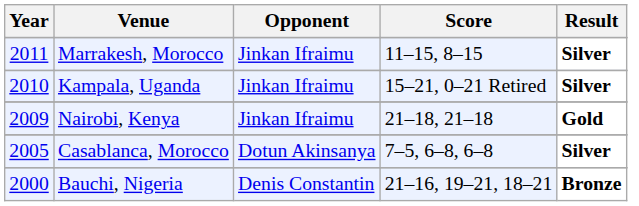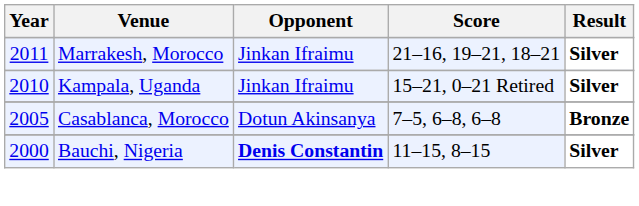(434, 53) 11–15, 8–15 -> (476, 53) 21–16, 19–21, 18–21
- row: (119, 118)
(586, 151) Silver -> (599, 118) Bronze
(306, 183) normal -> (311, 151) bold
(469, 183) 21–16, 19–21, 18–21 -> (441, 151) 11–15, 8–15
(592, 183) Bronze -> (594, 151) Silver
